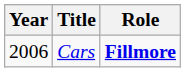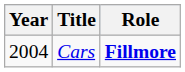(29, 50) 2006 -> (29, 50) 2004
